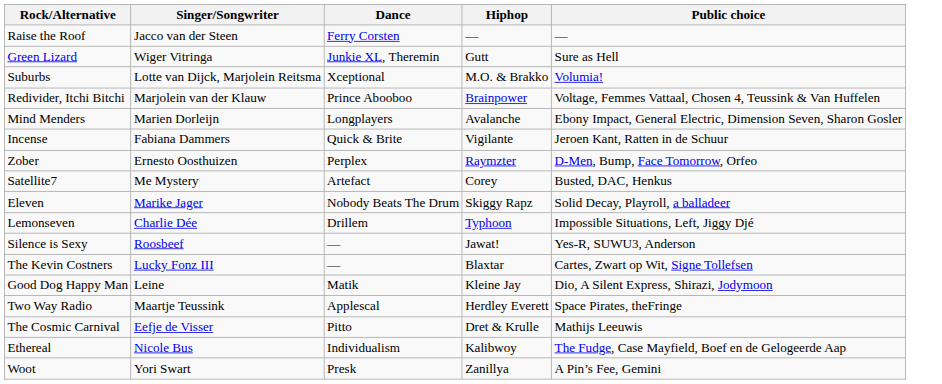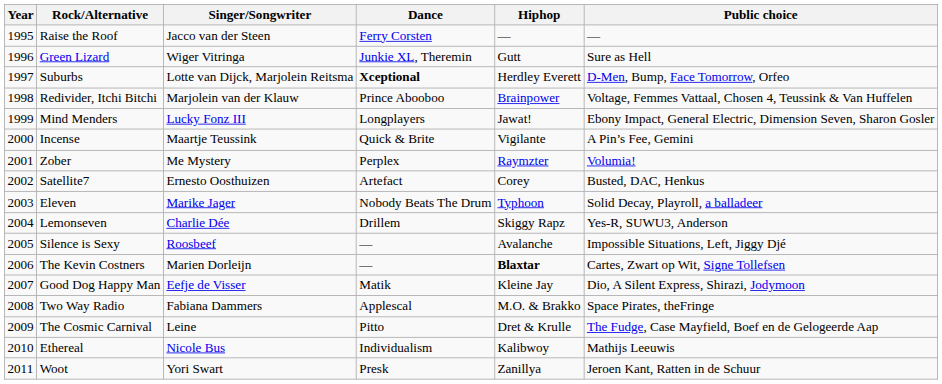+ column: (21, 14)
(356, 77) normal -> (390, 77) bold
(507, 77) M.O. & Brakko -> (539, 77) Herdley Everett
(579, 77) Volumia! -> (688, 77) D-Men, Bump, Face Tomorrow, Orfeo
(177, 118) Marien Dorleijn -> (206, 118) Lucky Fonz III
(493, 118) Avalanche -> (515, 118) Jawat!
(182, 139) Fabiana Dammers -> (212, 139) Maartje Teussink
(641, 139) Jeroen Kant, Ratten in de Schuur -> (640, 139) A Pin’s Fee, Gemini
(186, 160) Ernesto Oosthuizen -> (199, 160) Me Mystery
(656, 160) D-Men, Bump, Face Tomorrow, Orfeo -> (611, 160) Volumia!
(166, 181) Me Mystery -> (218, 181) Ernesto Oosthuizen
(499, 202) Skiggy Rapz -> (521, 202) Typhoon
(488, 222) Typhoon -> (531, 222) Skiggy Rapz
(654, 222) Impossible Situations, Left, Jiggy Djé -> (657, 222) Yes-R, SUWU3, Anderson
(482, 243) Jawat! -> (525, 243) Avalanche
(625, 243) Yes-R, SUWU3, Anderson -> (686, 243) Impossible Situations, Left, Jiggy Djé
(174, 264) Lucky Fonz III -> (209, 264) Marien Dorleijn
(484, 264) normal -> (519, 264) bold
(149, 285) Leine -> (206, 285) Eefje de Visser
(179, 306) Maartje Teussink -> (214, 306) Fabiana Dammers
(507, 306) Herdley Everett -> (539, 306) M.O. & Brakko
(174, 327) Eefje de Visser -> (181, 327) Leine
(599, 327) Mathijs Leeuwis -> (733, 327) The Fudge, Case Mayfield, Boef en de Gelogeerde Aap
(700, 347) The Fudge, Case Mayfield, Boef en de Gelogeerde Aap -> (631, 347) Mathijs Leeuwis
(608, 368) A Pin’s Fee, Gemini -> (674, 368) Jeroen Kant, Ratten in de Schuur
